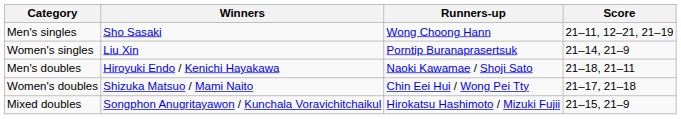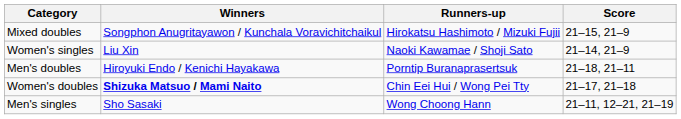rows swapped: (42, 31) <-> (44, 104)
(452, 50) Porntip Buranaprasertsuk -> (460, 50) Naoki Kawamae / Shoji Sato
(460, 68) Naoki Kawamae / Shoji Sato -> (452, 68) Porntip Buranaprasertsuk
(178, 86) normal -> (182, 86) bold
